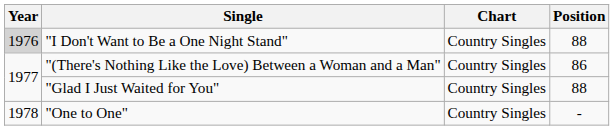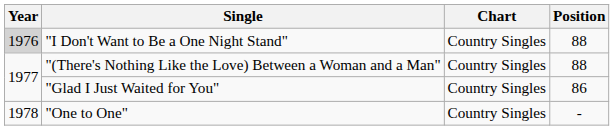(579, 64) 86 -> (579, 64) 88
(579, 88) 88 -> (579, 88) 86
